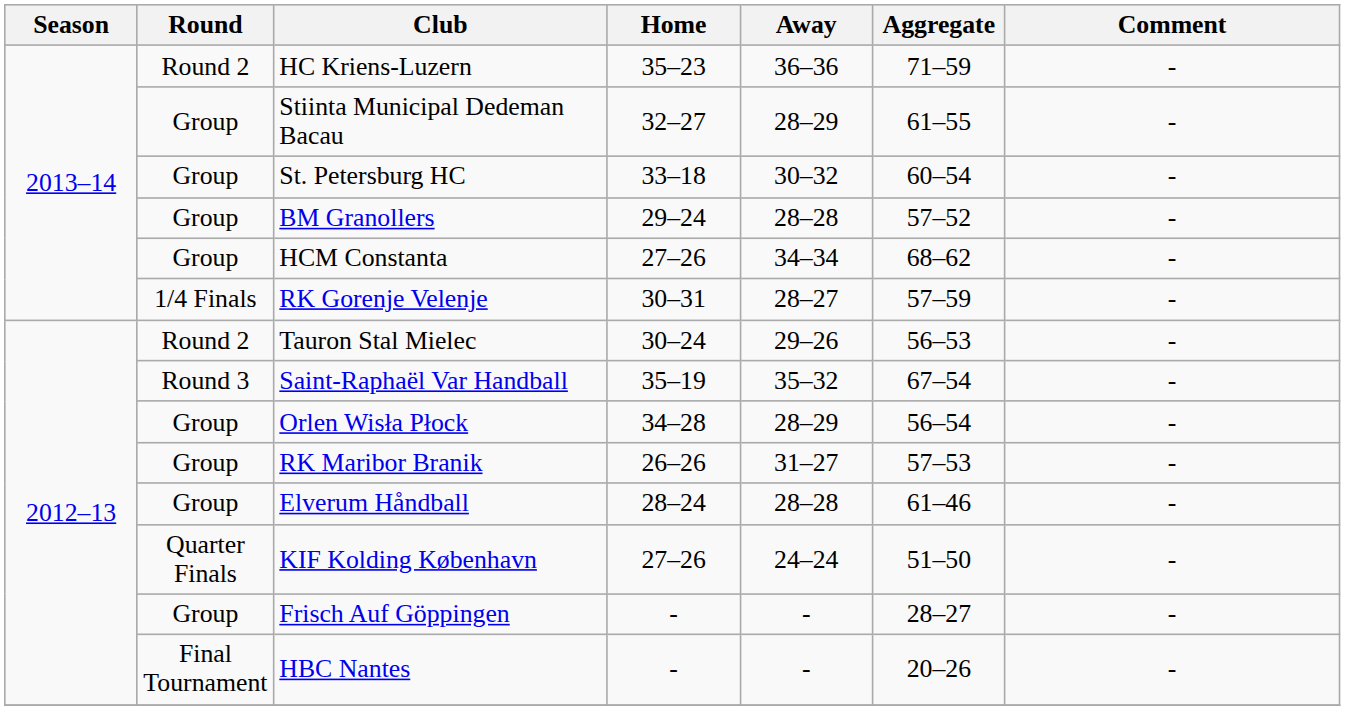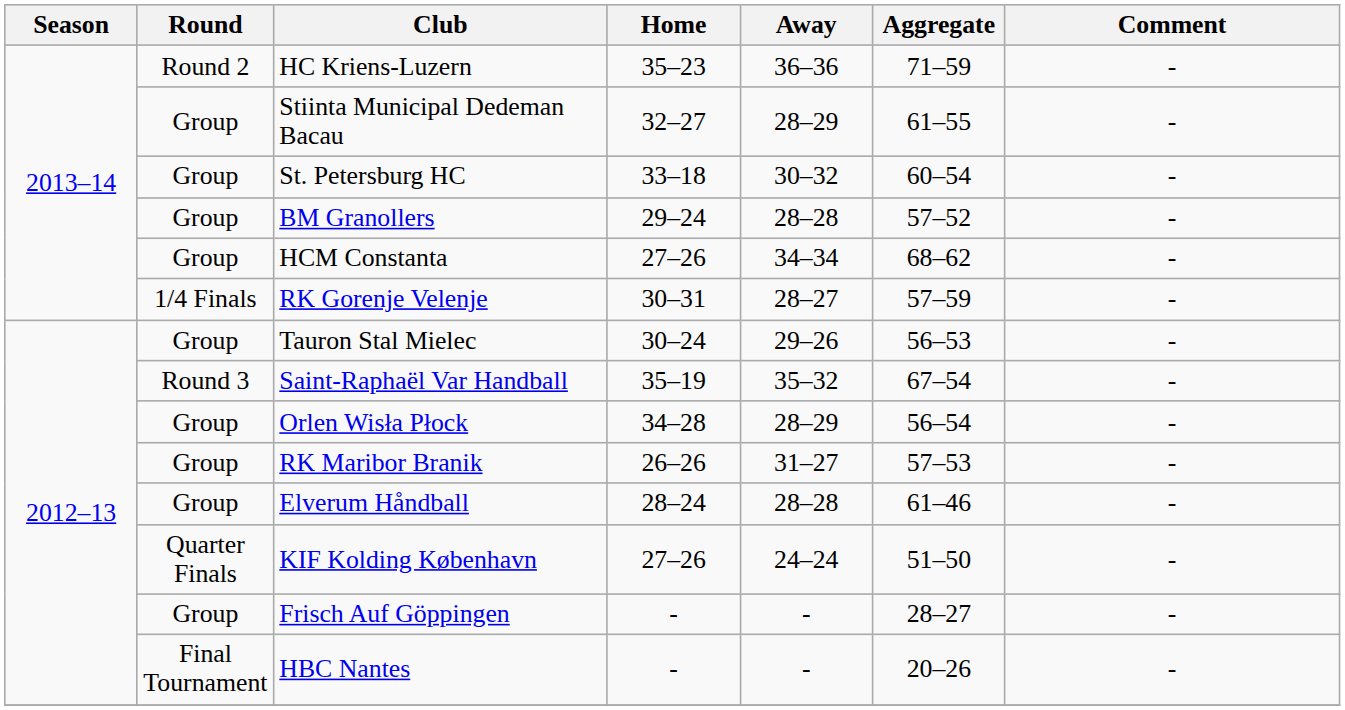(205, 339) Round 2 -> (205, 339) Group
